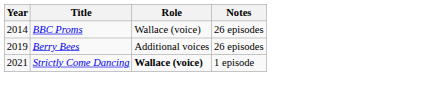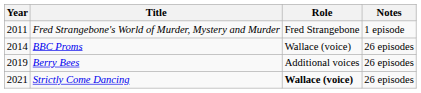+ row: (156, 29)
(234, 63) 1 episode -> (389, 79) 26 episodes
